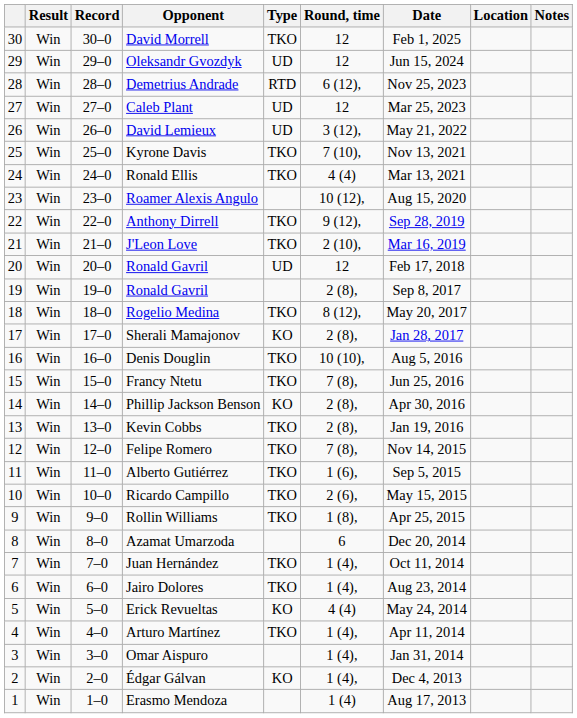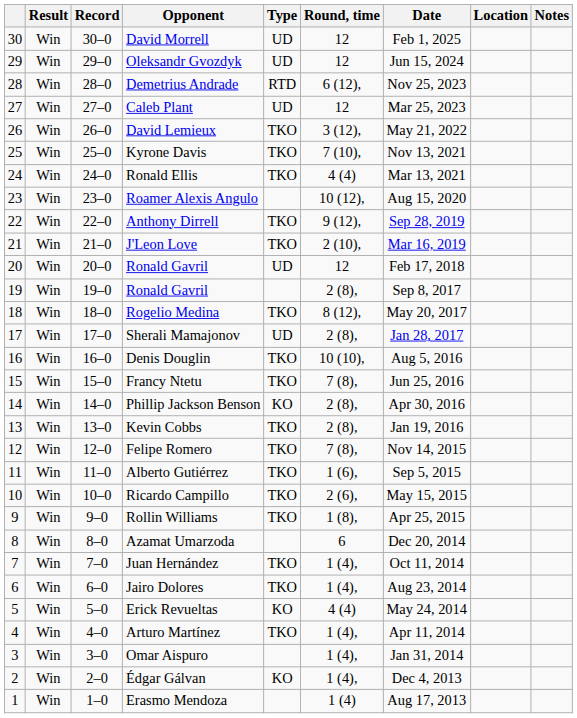(282, 38) TKO -> (282, 38) UD
(282, 130) UD -> (282, 130) TKO
(282, 335) KO -> (282, 335) UD
